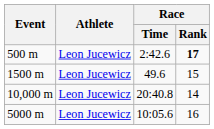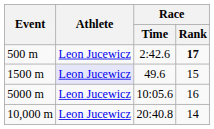(95, 74) no background -> (95, 74) lavender background
rows swapped: (26, 114) <-> (30, 94)
